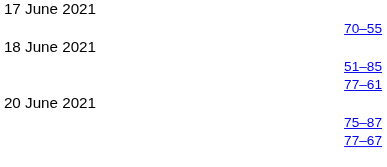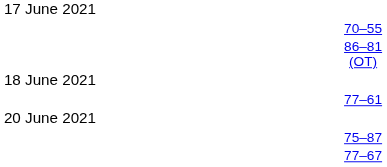+ row: (152, 54)
- row: (152, 66)
